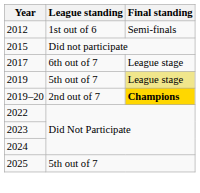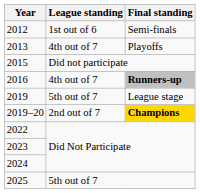+ row: (17, 46)
+ row: (17, 79)
- row: (17, 63)
(155, 79) khaki background -> (155, 96) no background
